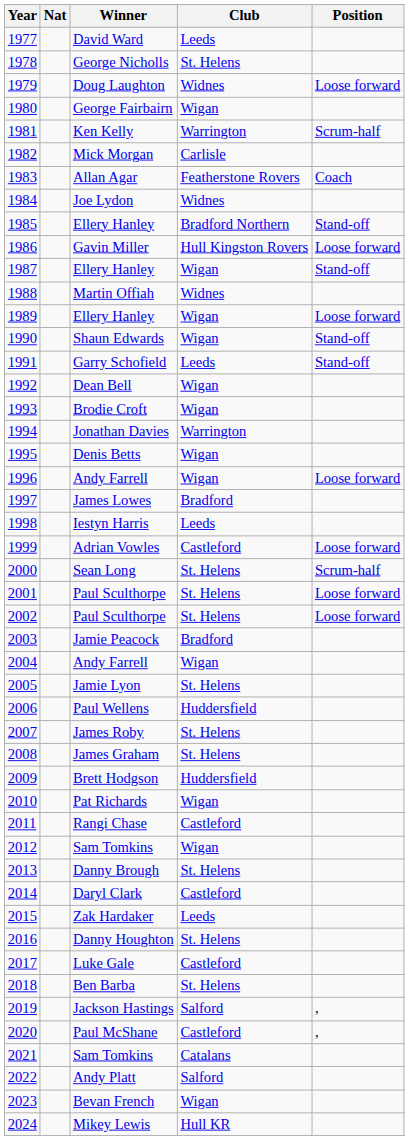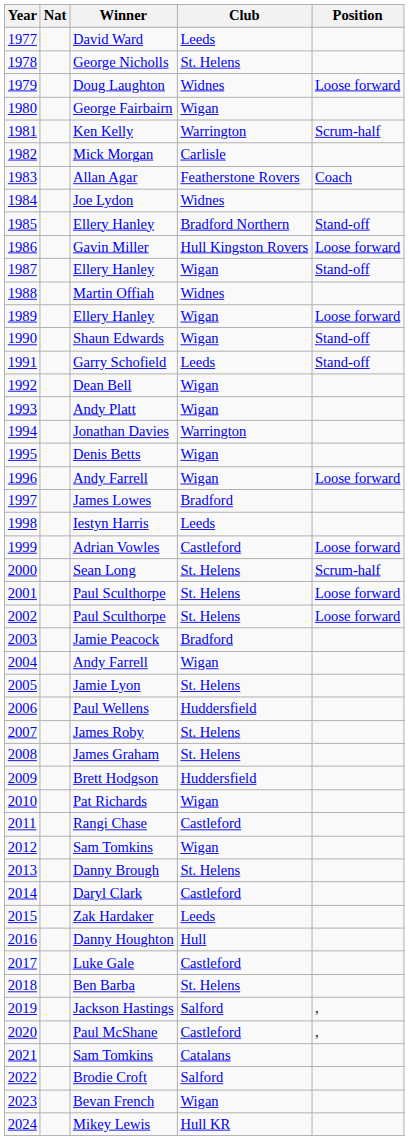(110, 408) Brodie Croft -> (104, 408) Andy Platt
(210, 939) St. Helens -> (193, 939) Hull
(104, 1078) Andy Platt -> (110, 1078) Brodie Croft
